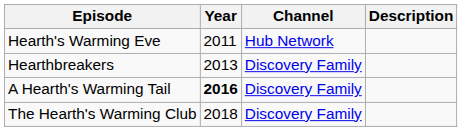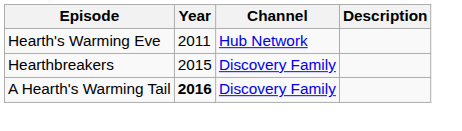(221, 65) 2013 -> (195, 65) 2015
- row: (102, 114)
